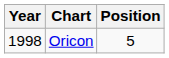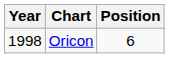(131, 40) 5 -> (131, 40) 6
